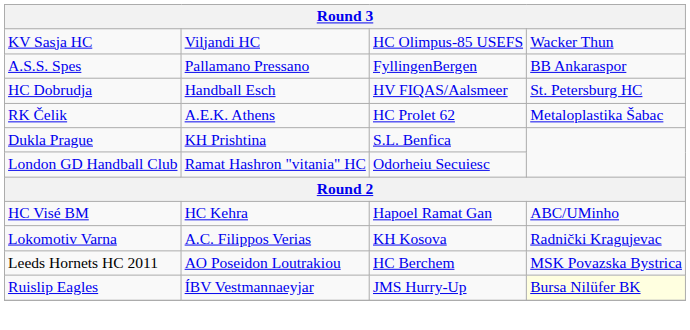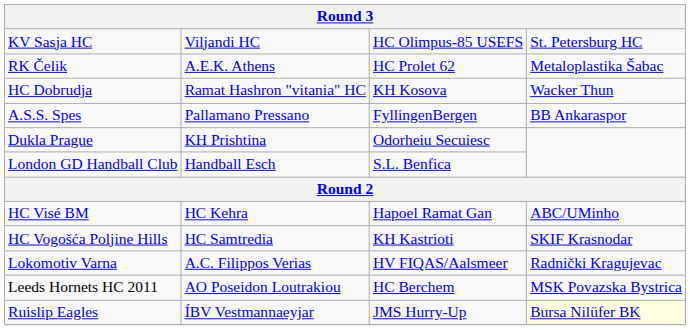(572, 41) Wacker Thun -> (586, 41) St. Petersburg HC
rows swapped: (38, 115) <-> (45, 66)
(230, 90) Handball Esch -> (275, 90) Ramat Hashron "vitania" HC
(440, 90) HV FIQAS/Aalsmeer -> (410, 90) KH Kosova
(586, 90) St. Petersburg HC -> (572, 90) Wacker Thun
(412, 139) S.L. Benfica -> (431, 139) Odorheiu Secuiesc
(275, 164) Ramat Hashron "vitania" HC -> (230, 164) Handball Esch
(431, 164) Odorheiu Secuiesc -> (412, 164) S.L. Benfica
+ row: (88, 238)
(410, 238) KH Kosova -> (440, 262) HV FIQAS/Aalsmeer
